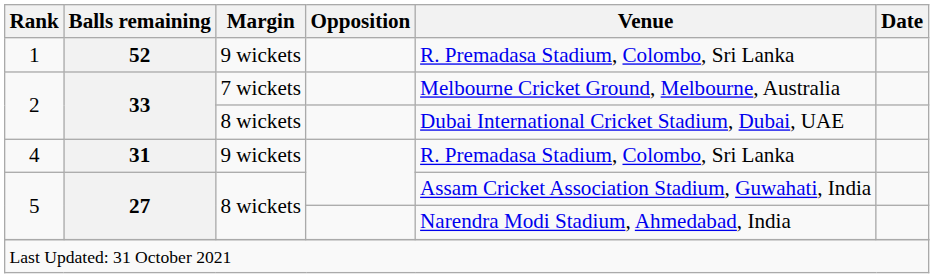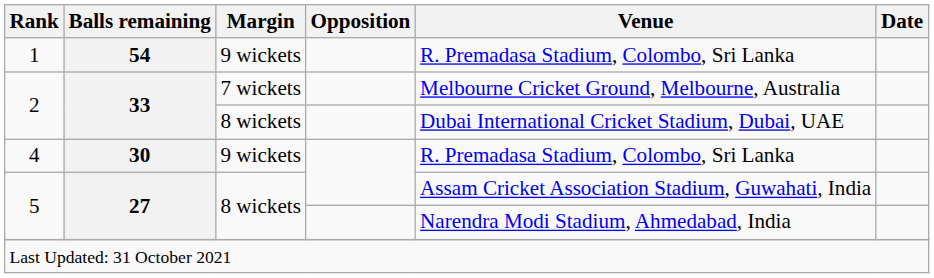(140, 54) 52 -> (140, 54) 54
(140, 155) 31 -> (140, 155) 30
